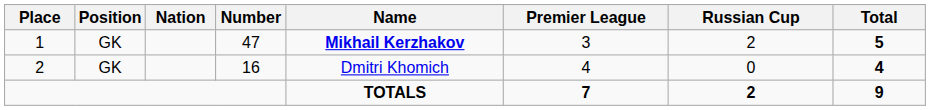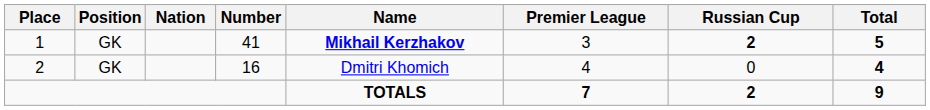(251, 43) 47 -> (251, 43) 41
(751, 43) normal -> (751, 43) bold
